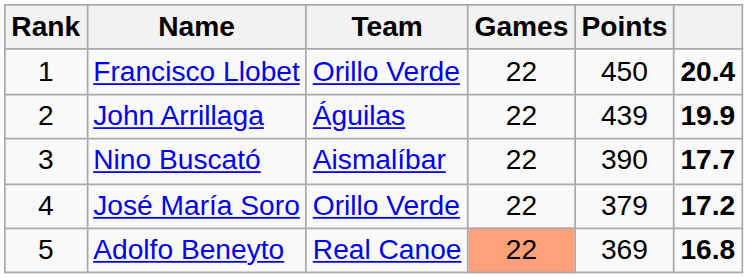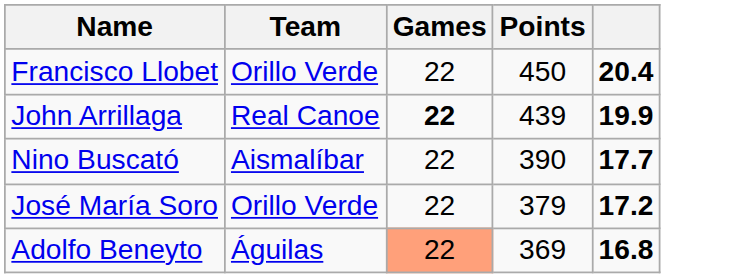- column: (46, 26)
(359, 116) Águilas -> (305, 116) Real Canoe
(521, 116) normal -> (440, 116) bold
(387, 250) Real Canoe -> (277, 250) Águilas
